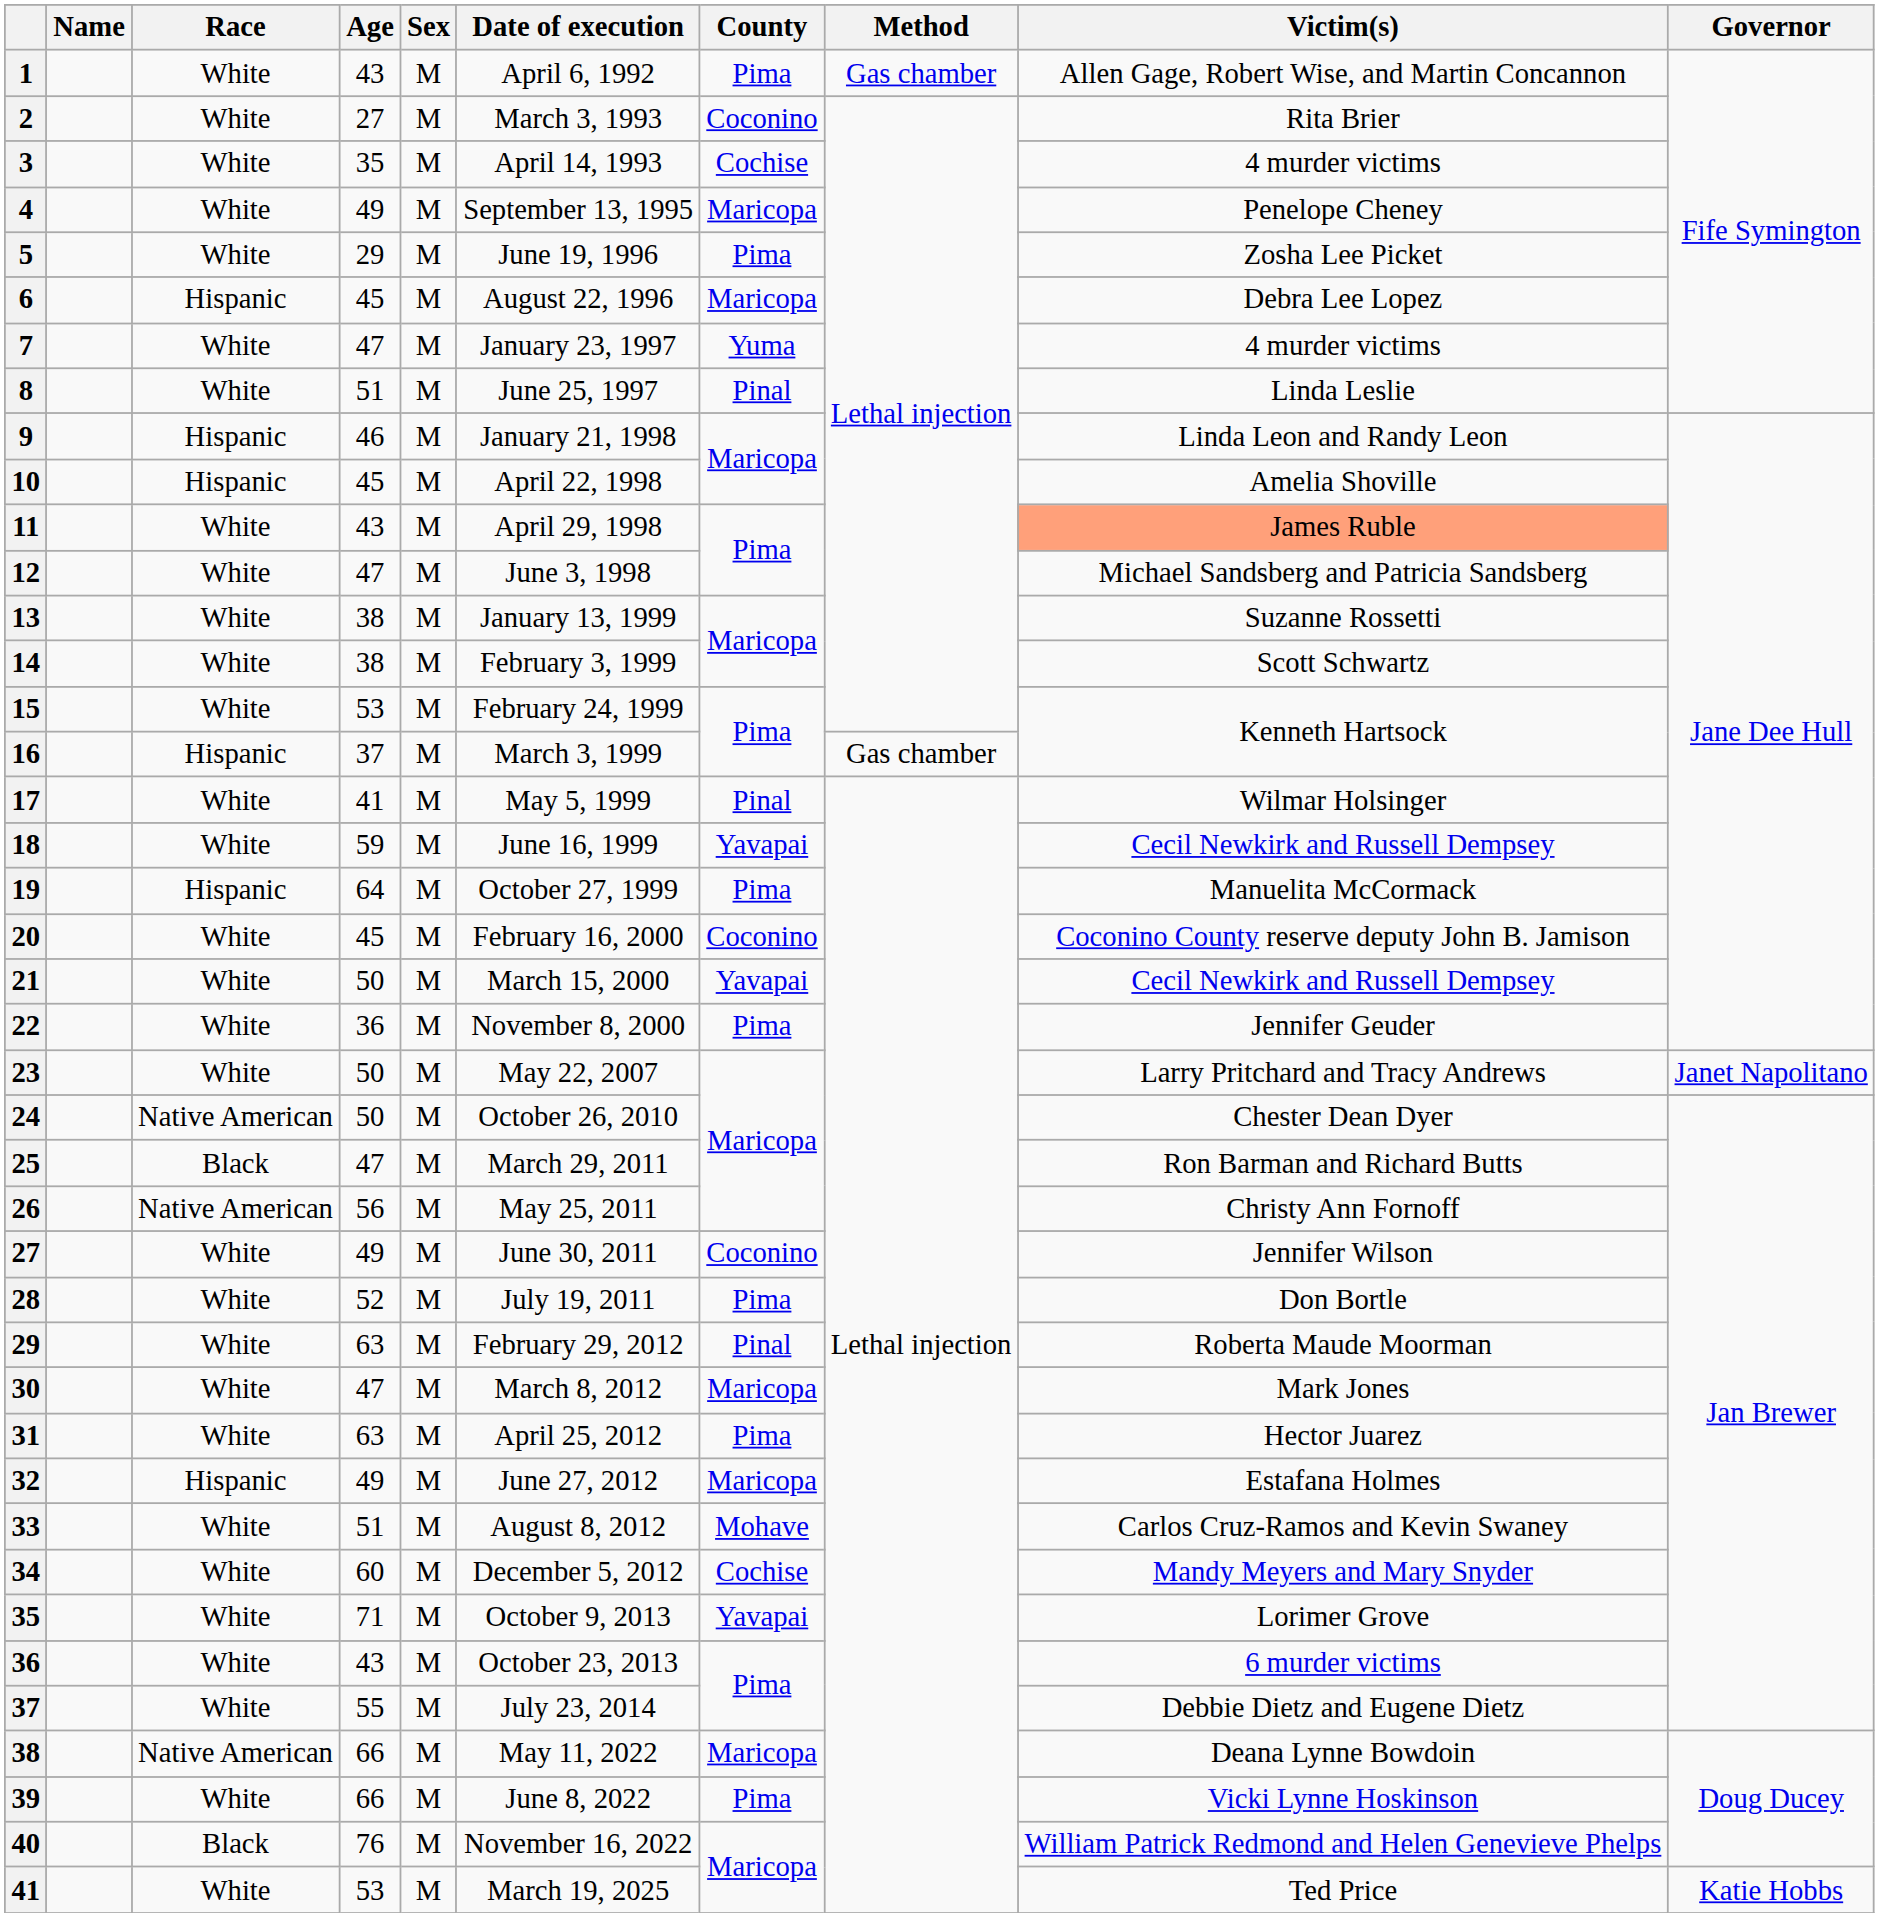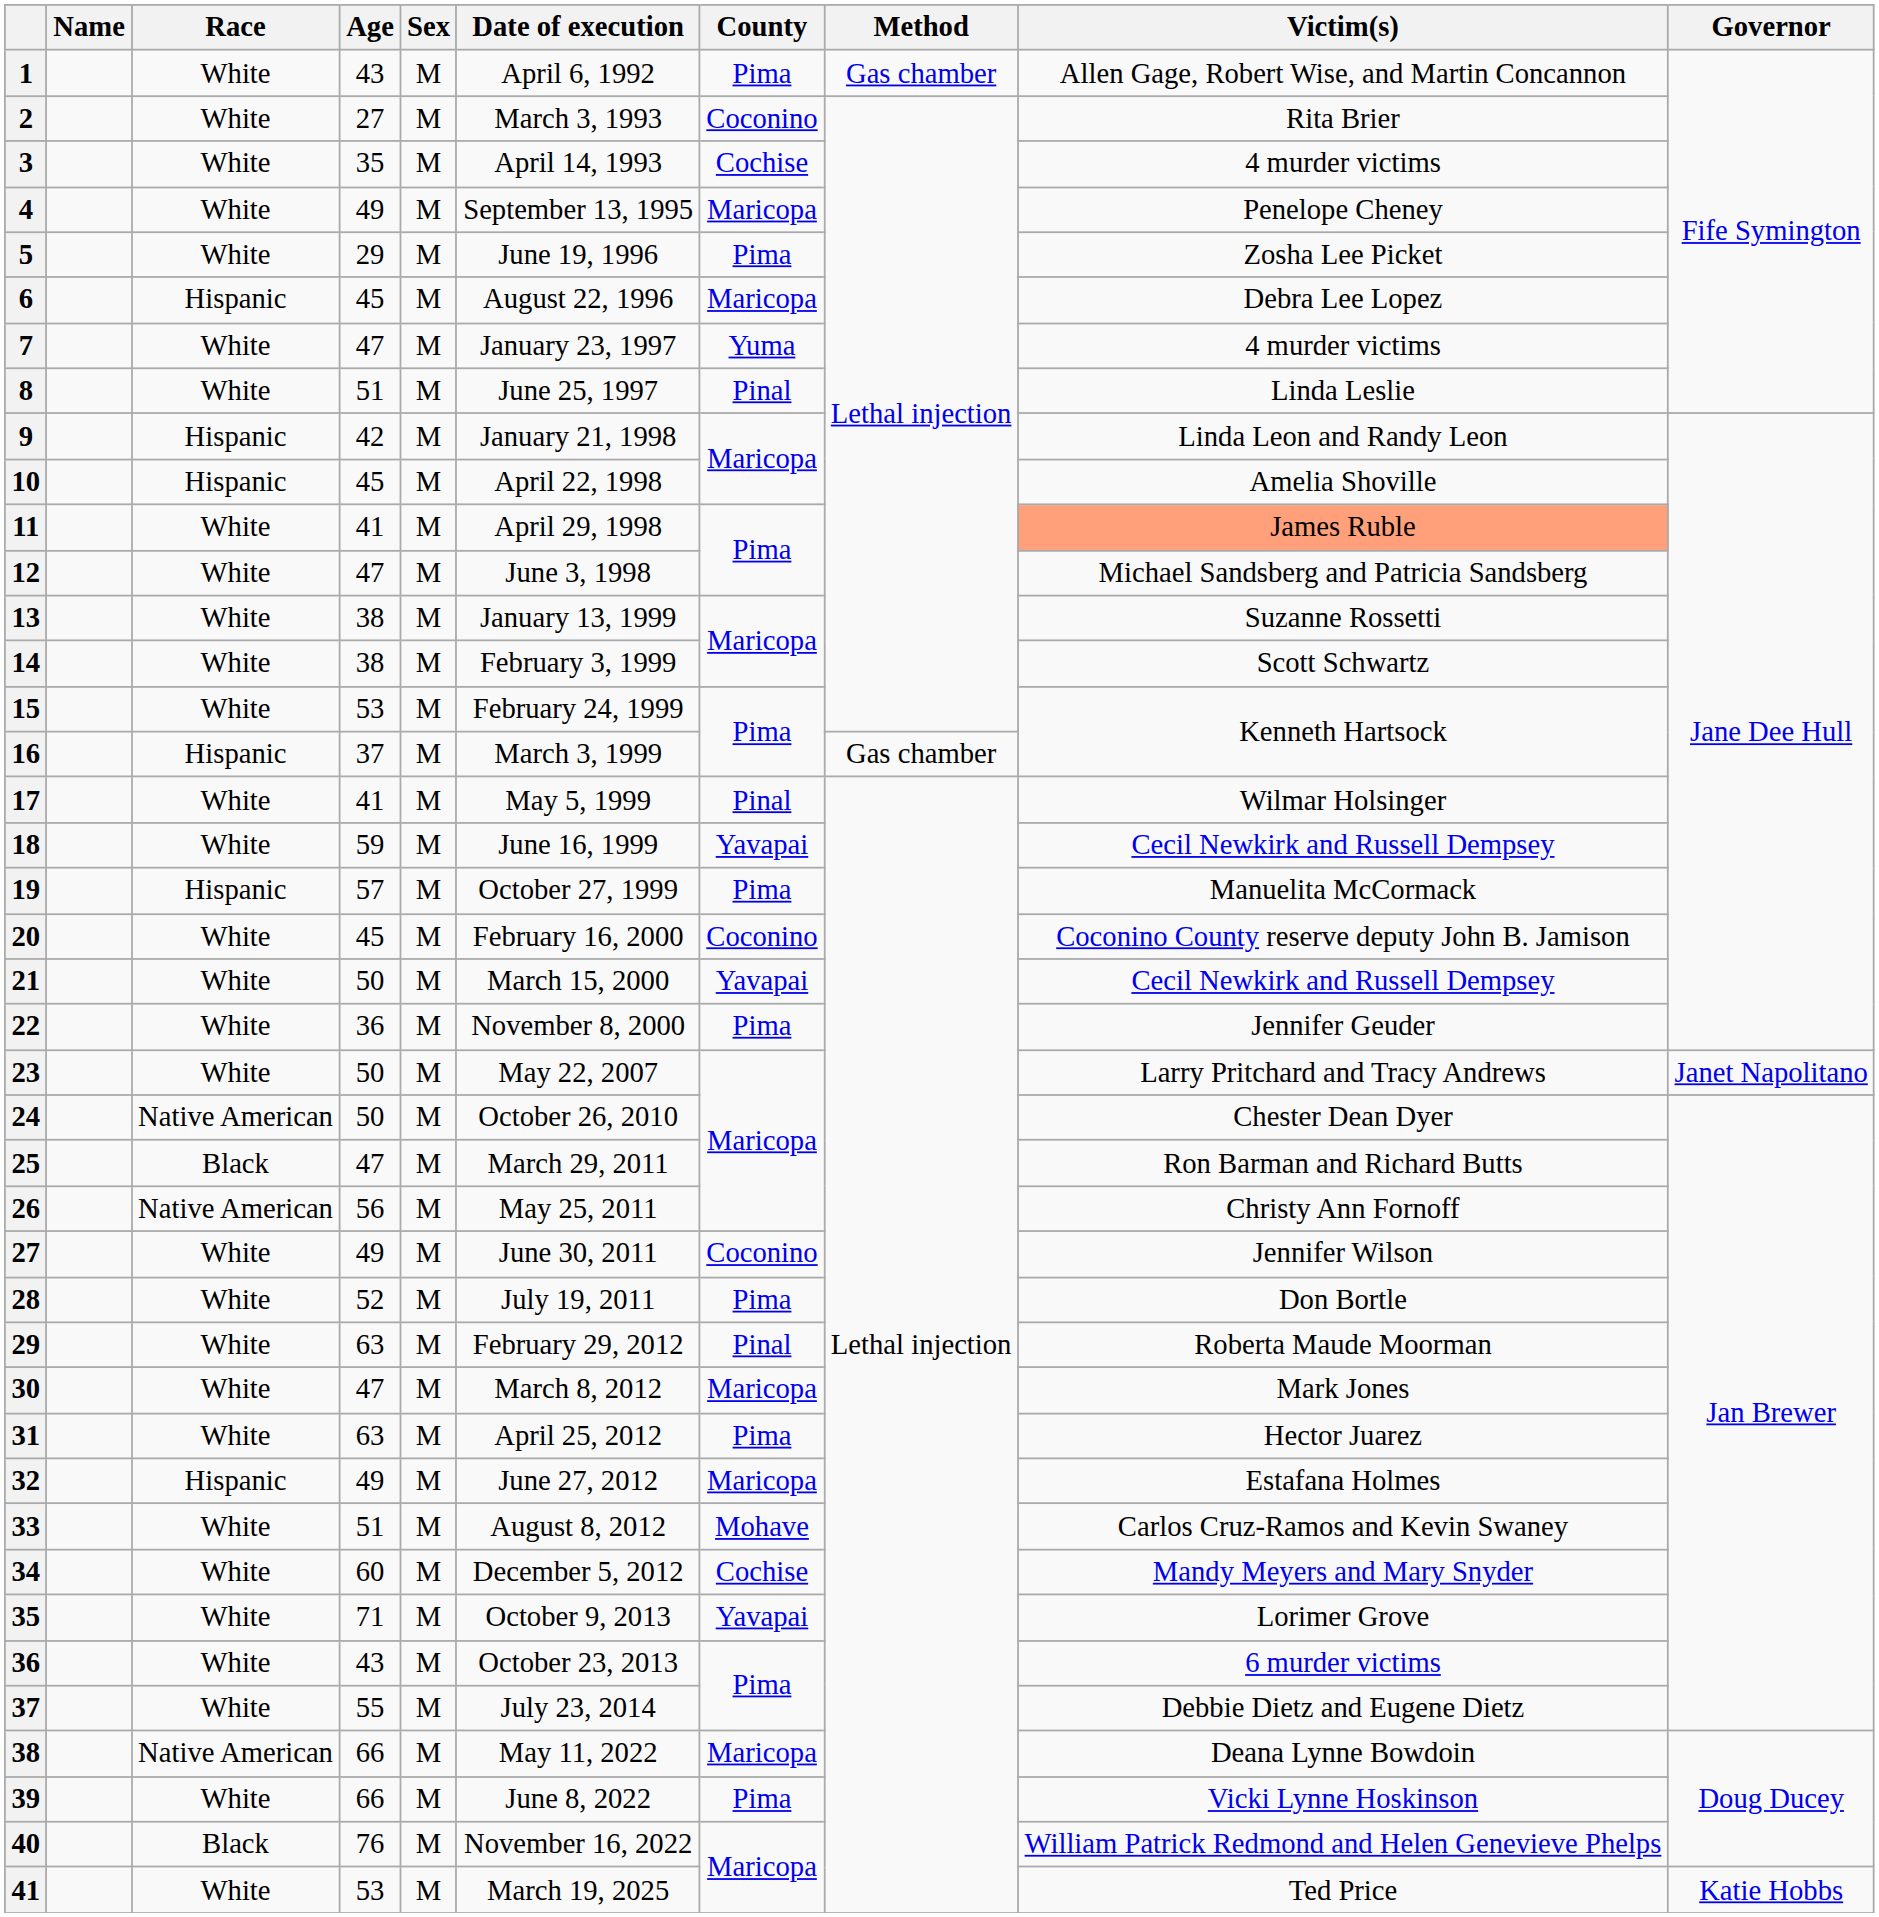(370, 436) 46 -> (370, 436) 42
(370, 526) 43 -> (370, 526) 41
(370, 890) 64 -> (370, 890) 57
